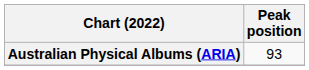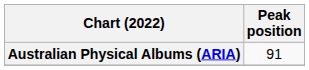(274, 53) 93 -> (274, 53) 91
